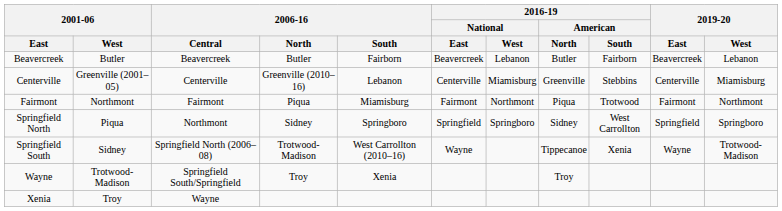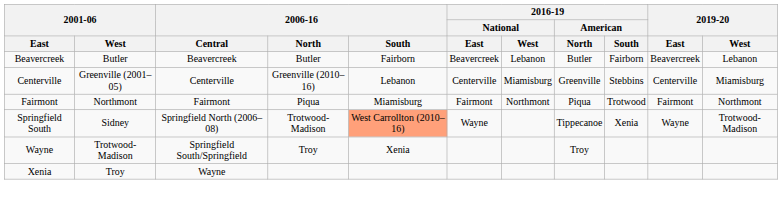- row: (39, 123)
(384, 150) no background -> (398, 123) lightsalmon background
